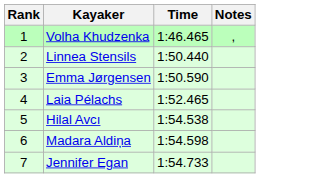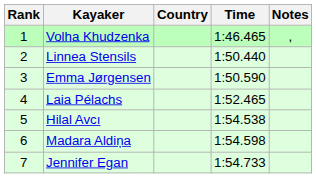+ column: (182, 15)
